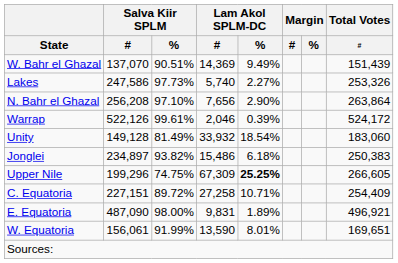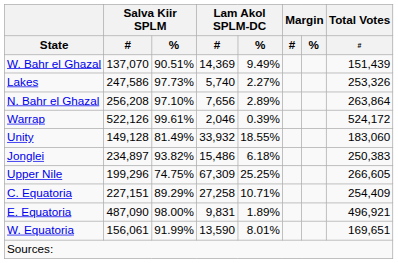(263, 100) 2.90% -> (263, 100) 2.89%
(260, 138) 18.54% -> (260, 138) 18.55%
(260, 175) bold -> (260, 175) normal
(174, 193) 89.72% -> (174, 193) 89.29%
